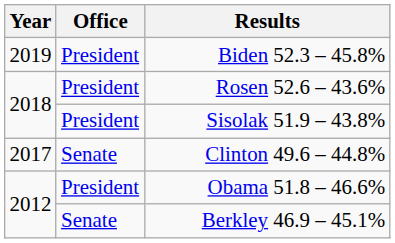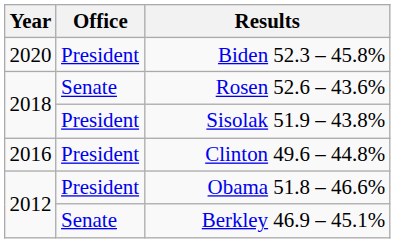(30, 54) 2019 -> (30, 54) 2020
(100, 87) President -> (89, 87) Senate
(30, 154) 2017 -> (30, 154) 2016
(89, 154) Senate -> (100, 154) President
